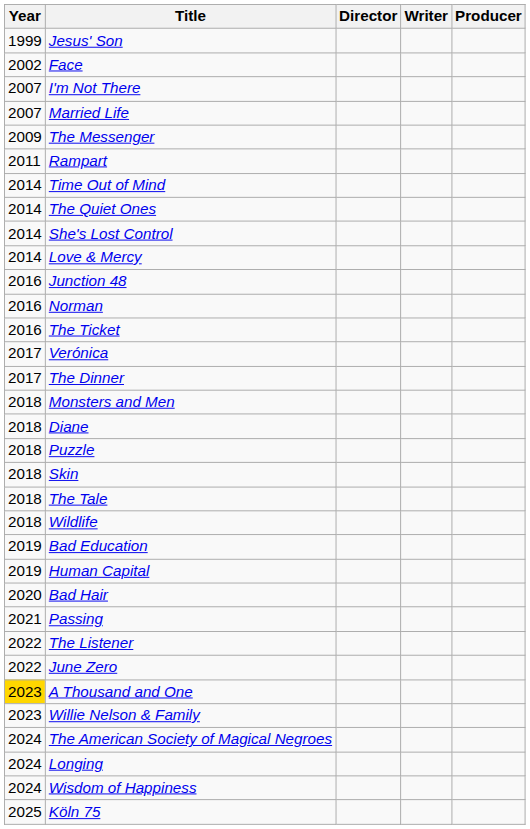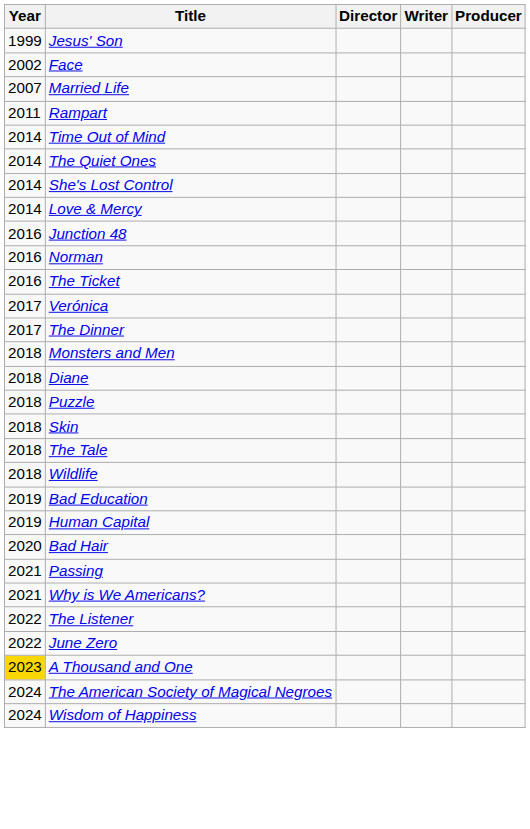- row: (95, 88)
- row: (102, 137)
+ row: (127, 595)
- row: (124, 715)
- row: (76, 763)
- row: (75, 812)
